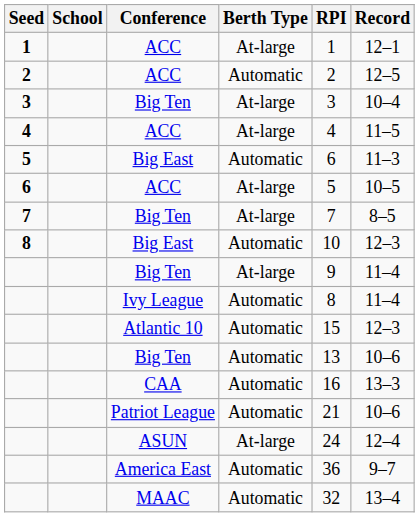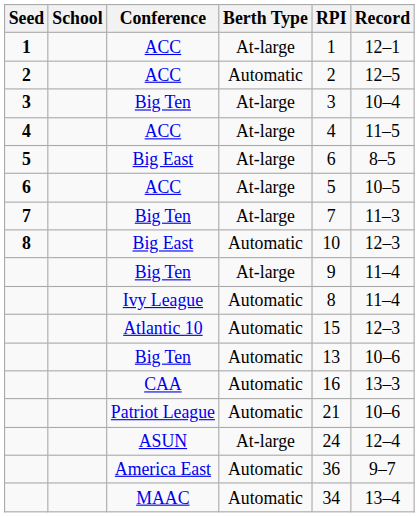(265, 159) Automatic -> (265, 159) At-large
(382, 159) 11–3 -> (382, 159) 8–5
(382, 215) 8–5 -> (382, 215) 11–3
(331, 497) 32 -> (331, 497) 34
